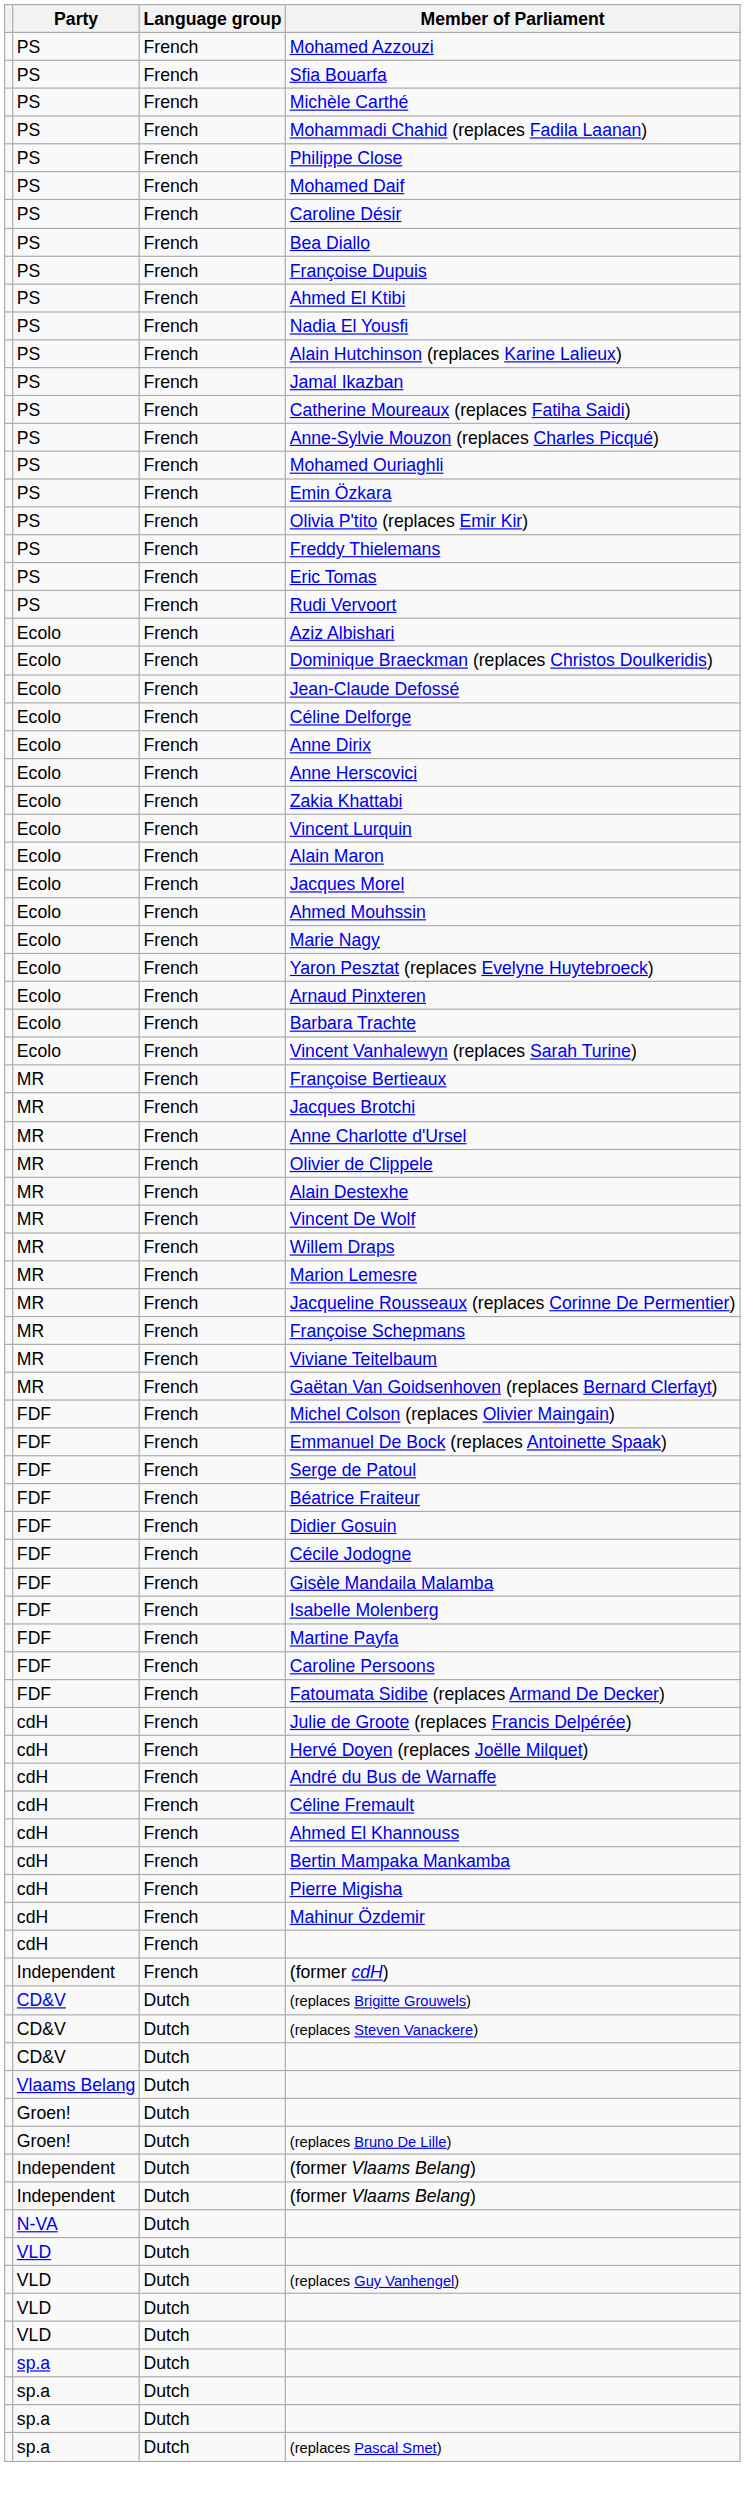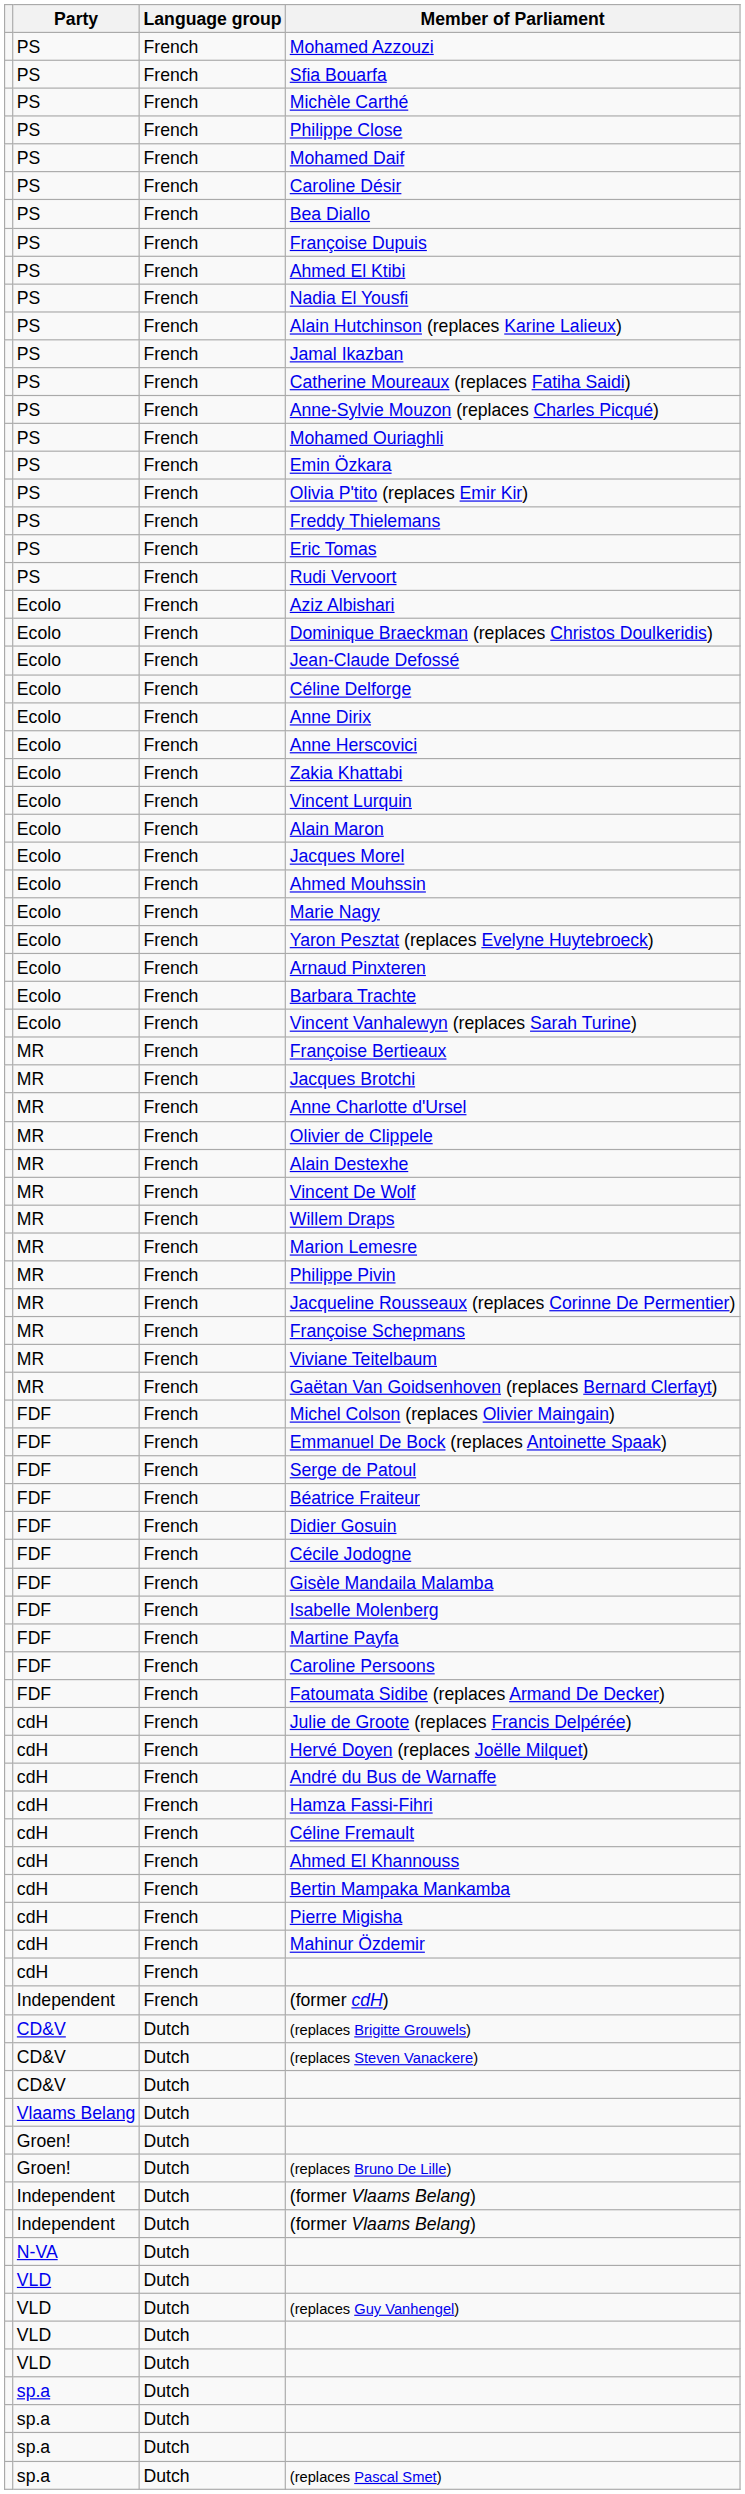- row: (29, 130)
+ row: (31, 1275)
+ row: (33, 1805)
